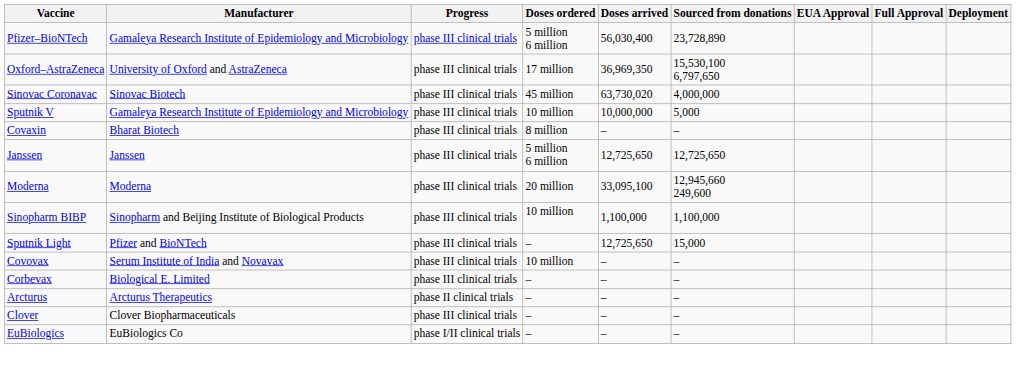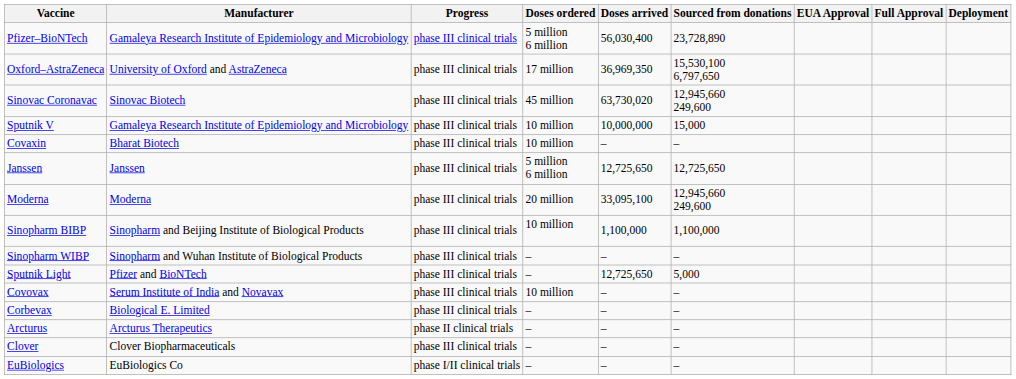(697, 94) 4,000,000 -> (699, 100) 12,945,660 249,600
(686, 112) 5,000 -> (689, 125) 15,000
(546, 130) 8 million -> (549, 143) 10 million
+ row: (48, 255)
(689, 242) 15,000 -> (686, 274) 5,000
